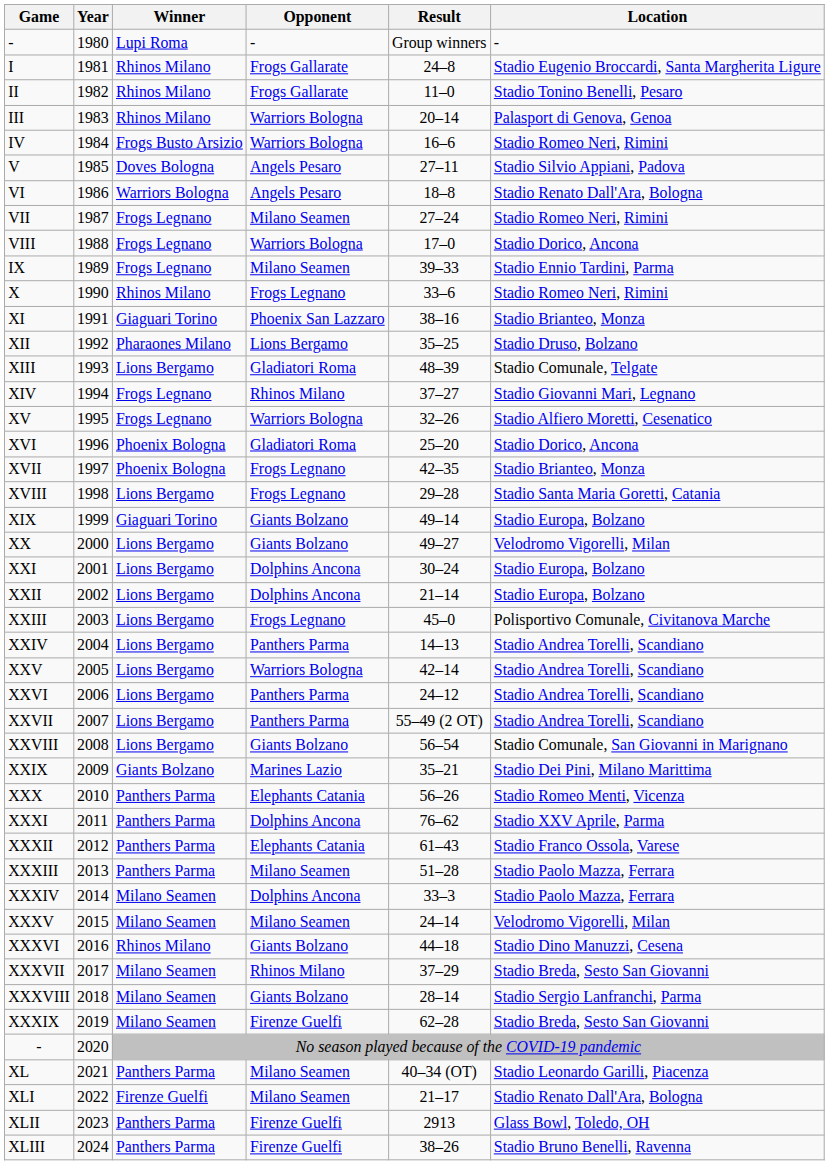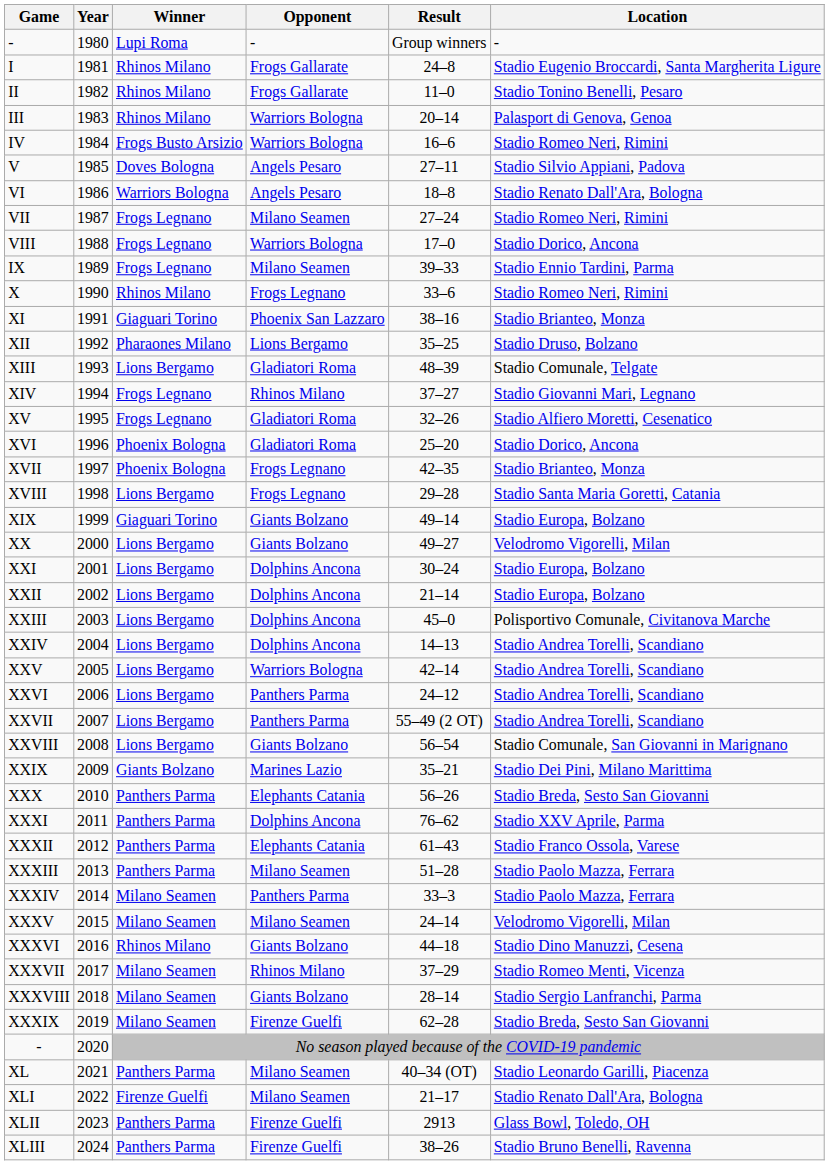(306, 419) Warriors Bologna -> (303, 419) Gladiatori Roma
(298, 619) Frogs Legnano -> (305, 619) Dolphins Ancona
(300, 645) Panthers Parma -> (305, 645) Dolphins Ancona
(589, 795) Stadio Romeo Menti, Vicenza -> (601, 795) Stadio Breda, Sesto San Giovanni
(305, 896) Dolphins Ancona -> (300, 896) Panthers Parma
(601, 971) Stadio Breda, Sesto San Giovanni -> (589, 971) Stadio Romeo Menti, Vicenza
